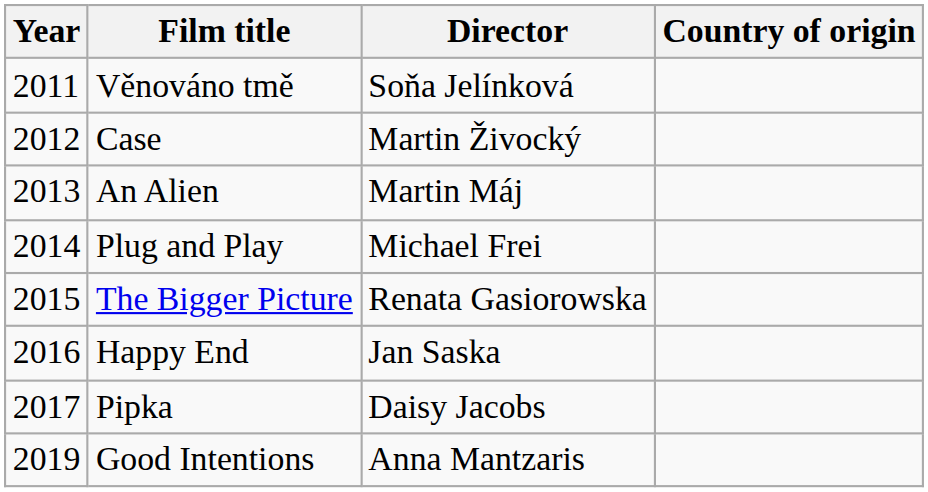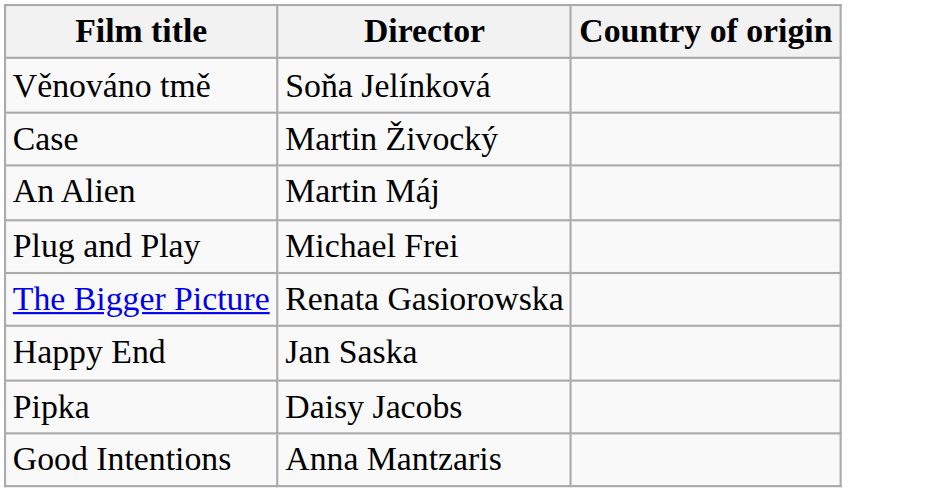- column: (47, 31)
